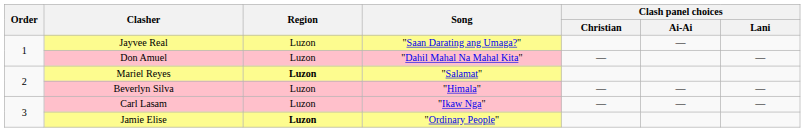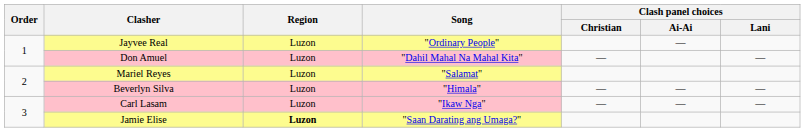(462, 43) "Saan Darating ang Umaga?" -> (462, 43) "Ordinary People"
(303, 73) bold -> (303, 73) normal
(462, 119) "Ordinary People" -> (462, 119) "Saan Darating ang Umaga?"
